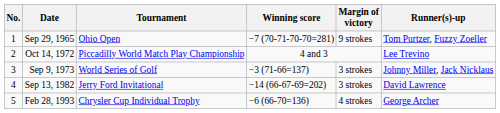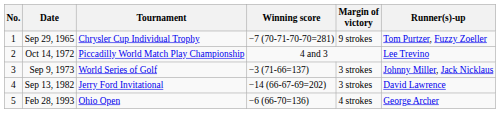(99, 39) Ohio Open -> (139, 39) Chrysler Cup Individual Trophy
(139, 101) Chrysler Cup Individual Trophy -> (99, 101) Ohio Open
